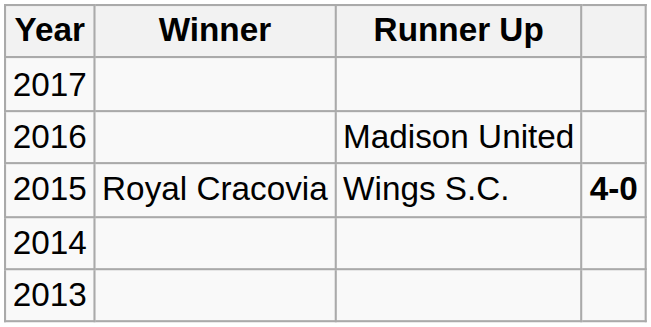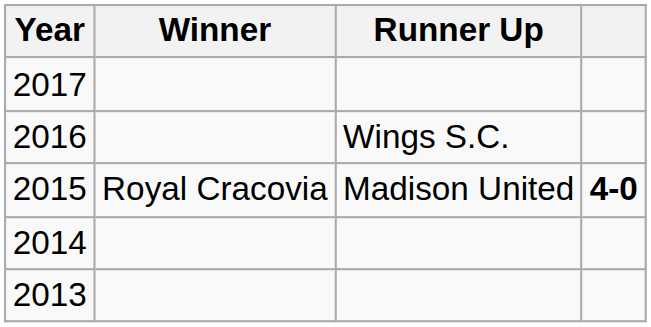(459, 136) Madison United -> (426, 136) Wings S.C.
(426, 189) Wings S.C. -> (459, 189) Madison United
